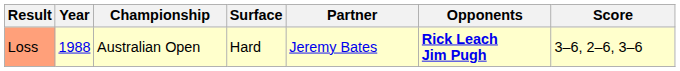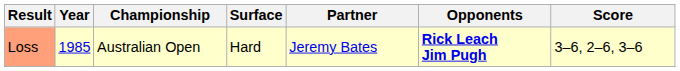(74, 46) 1988 -> (74, 46) 1985
